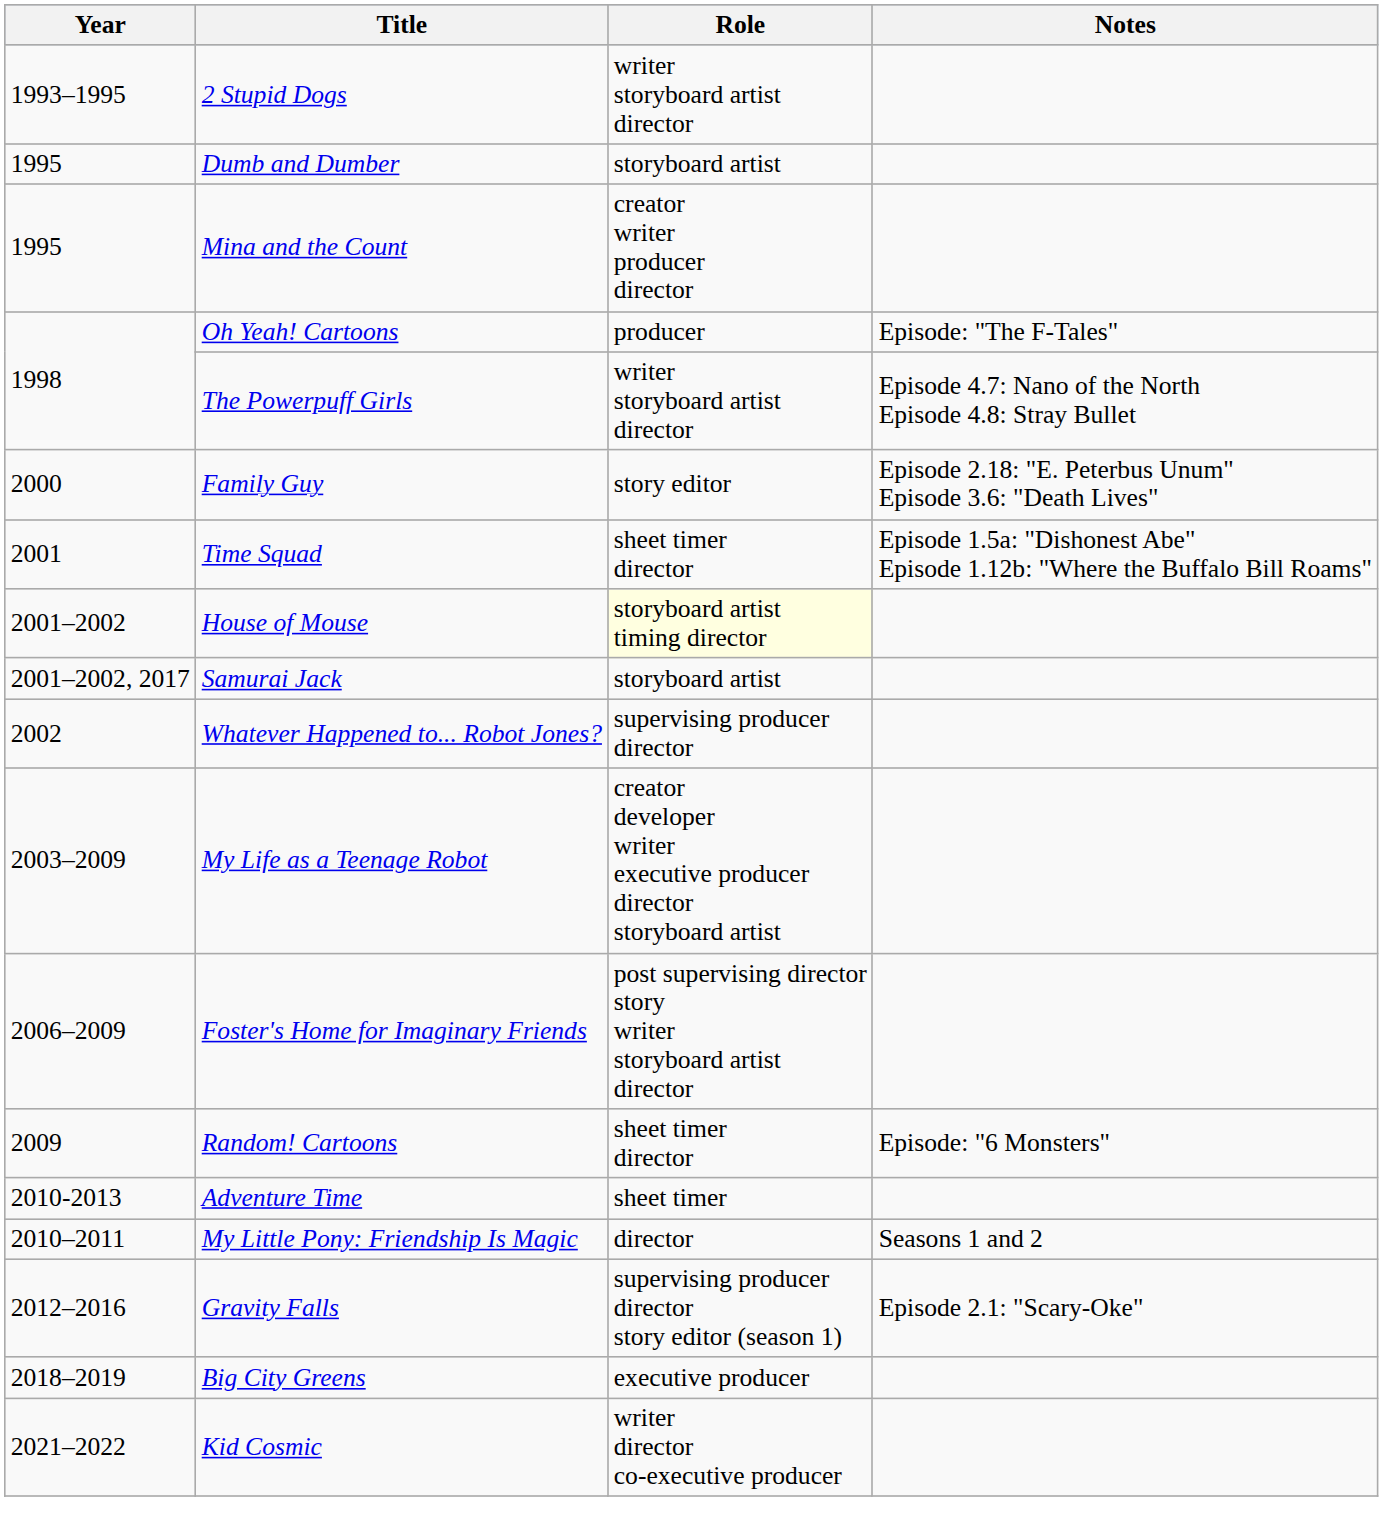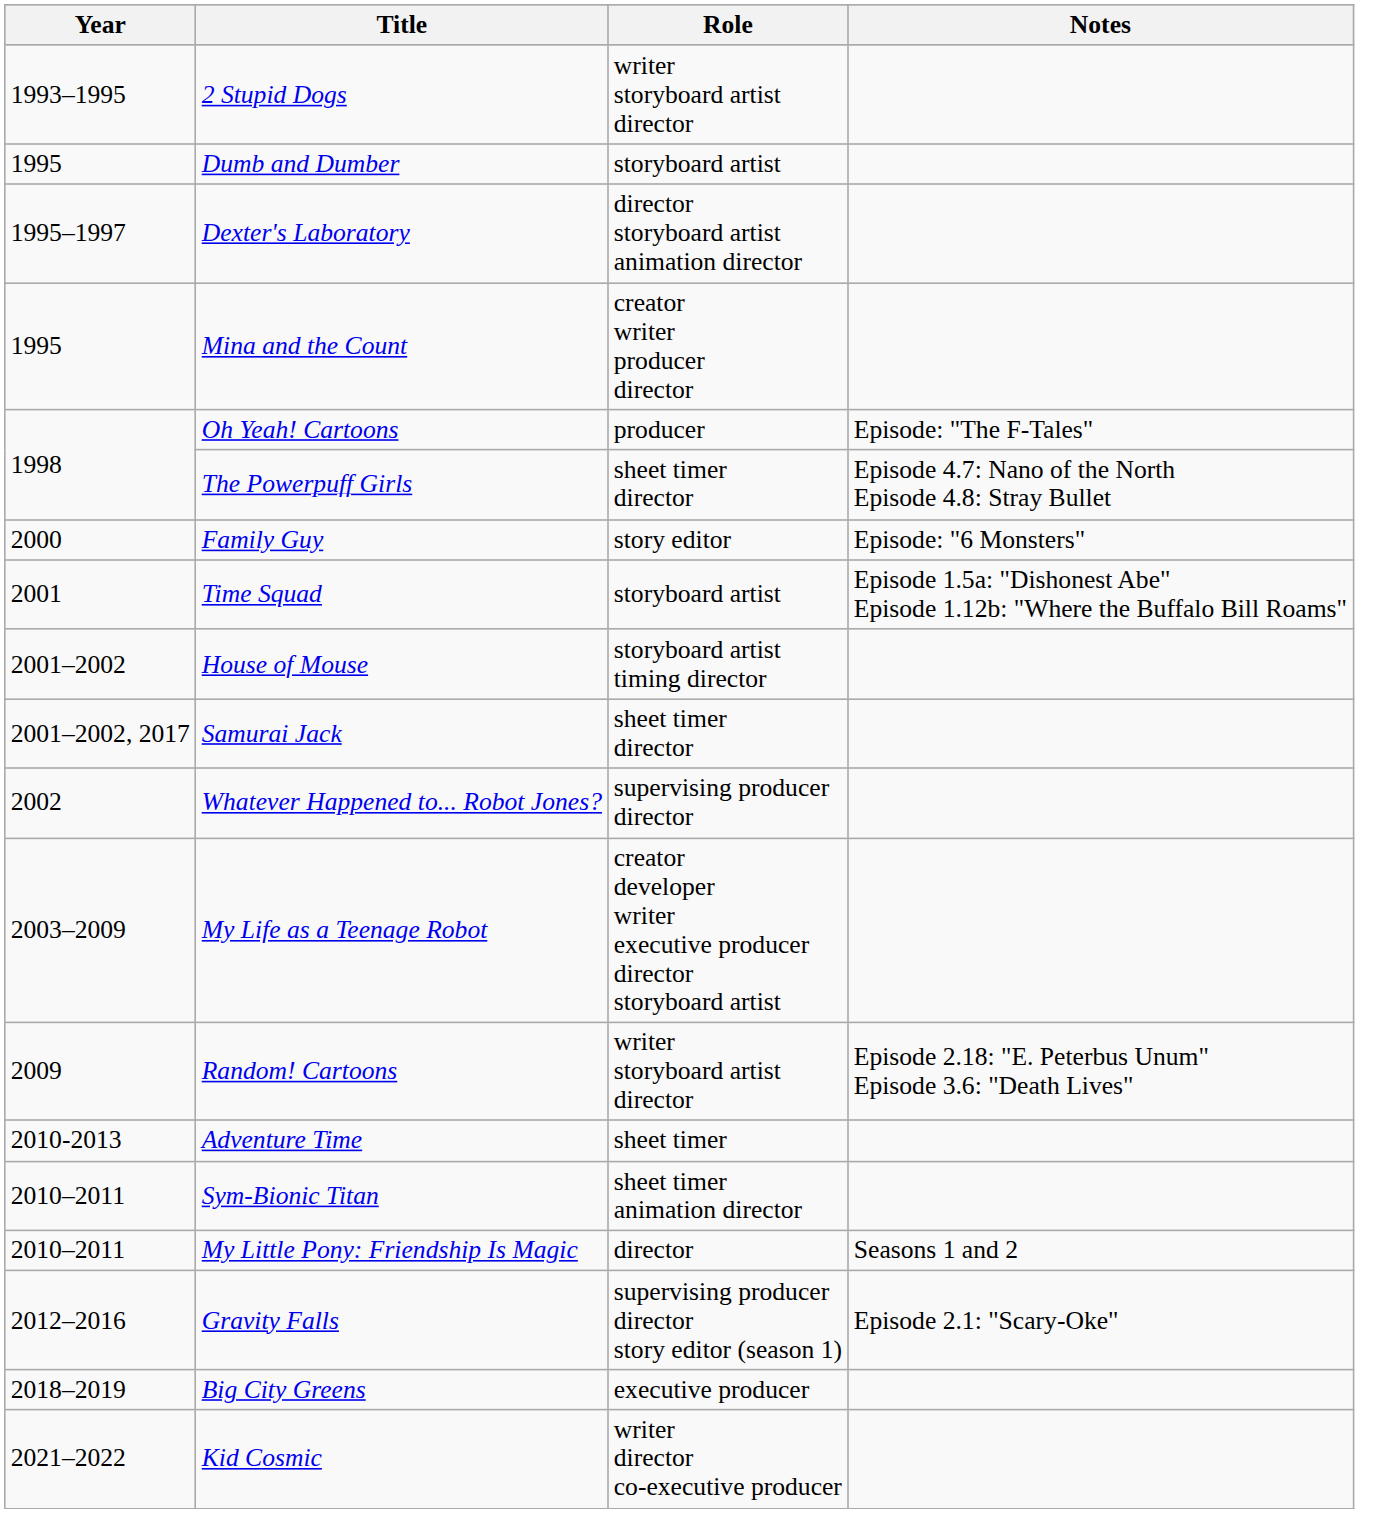+ row: (306, 232)
(697, 400) writer storyboard artist director -> (670, 484) sheet timer director
(1056, 484) Episode 2.18: "E. Peterbus Unum" Episode 3.6: "Death Lives" -> (969, 539) Episode: "6 Monsters"
(670, 553) sheet timer director -> (697, 594) storyboard artist
(697, 623) lightyellow background -> (697, 663) no background
(697, 678) storyboard artist -> (670, 733) sheet timer director
- row: (394, 1030)
(670, 1142) sheet timer director -> (697, 1070) writer storyboard artist director
(994, 1142) Episode: "6 Monsters" -> (1031, 1070) Episode 2.18: "E. Peterbus Unum" Episode 3.6: "Death Lives"
+ row: (290, 1195)
